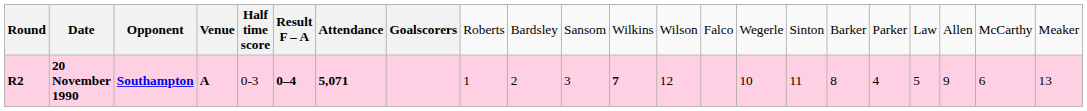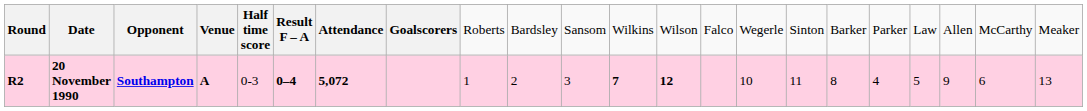(333, 80) 5,071 -> (333, 80) 5,072
(666, 80) normal -> (666, 80) bold
